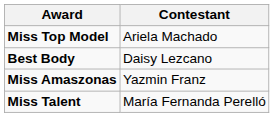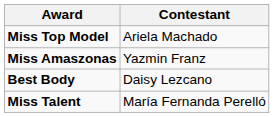rows swapped: (62, 79) <-> (41, 58)
